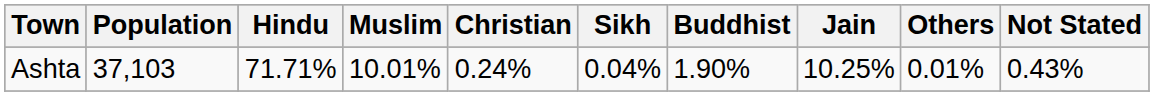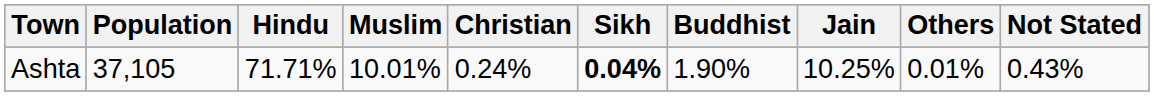(134, 68) 37,103 -> (134, 68) 37,105
(623, 68) normal -> (623, 68) bold
